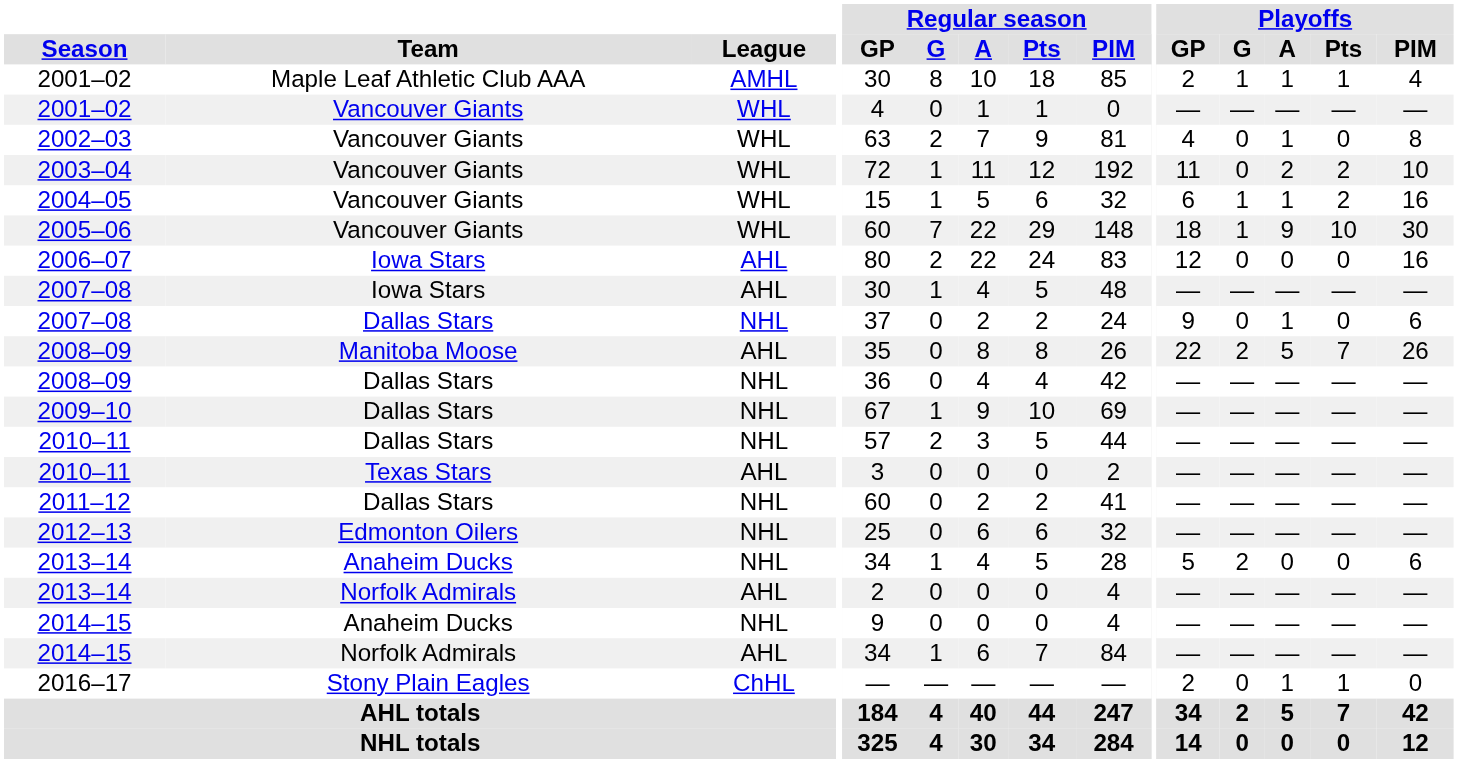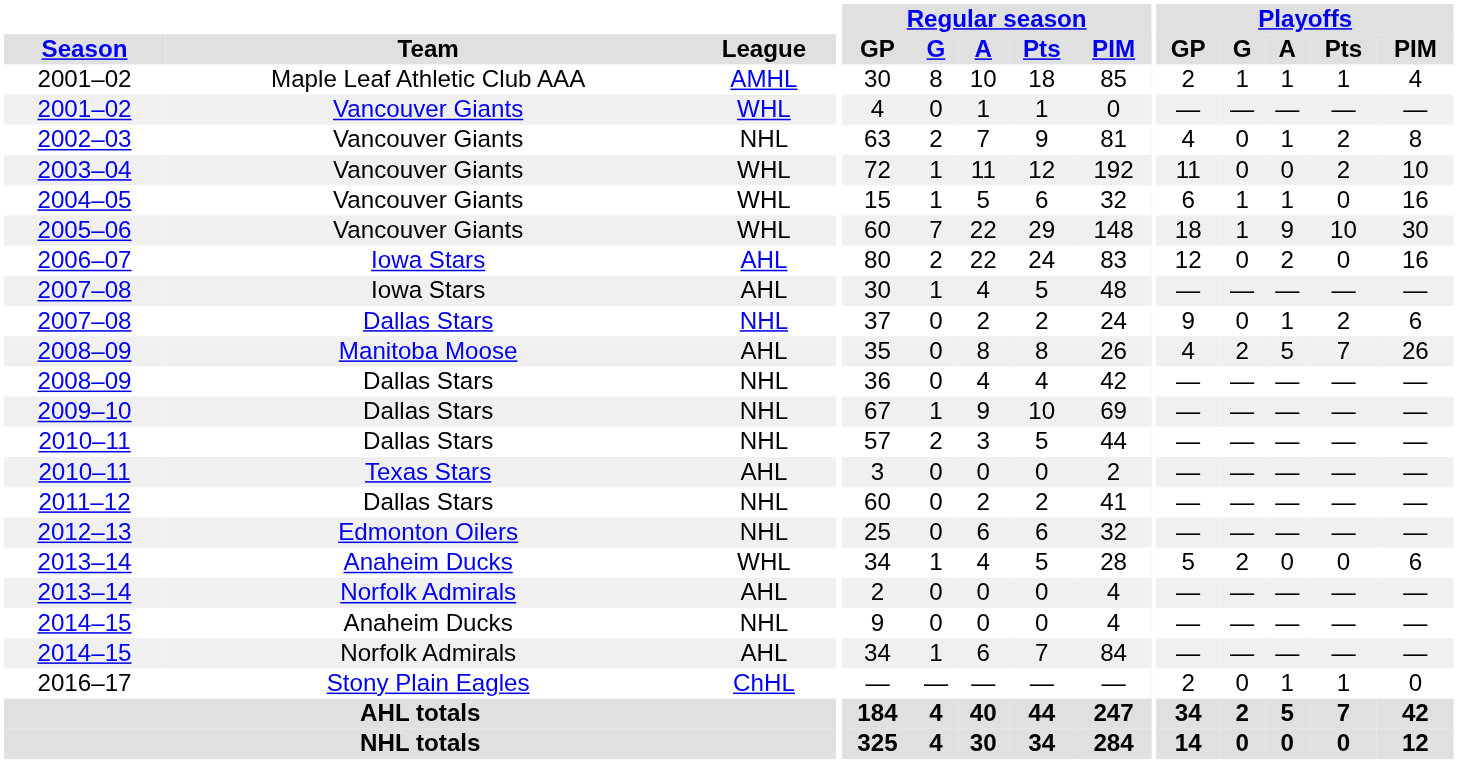(764, 139) WHL -> (764, 139) NHL
(1343, 139) 0 -> (1343, 139) 2
(1287, 169) 2 -> (1287, 169) 0
(1343, 200) 2 -> (1343, 200) 0
(1287, 260) 0 -> (1287, 260) 2
(1343, 320) 0 -> (1343, 320) 2
(1188, 351) 22 -> (1188, 351) 4
(764, 562) NHL -> (764, 562) WHL
